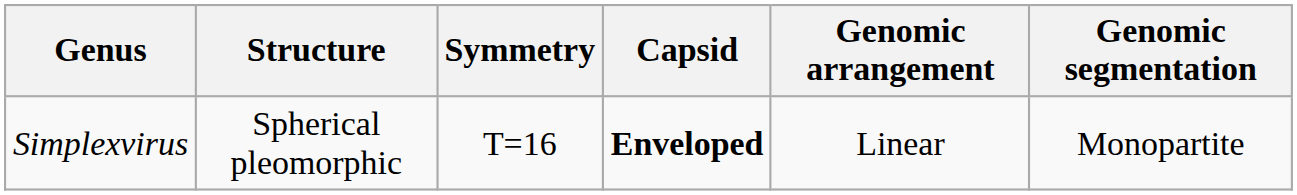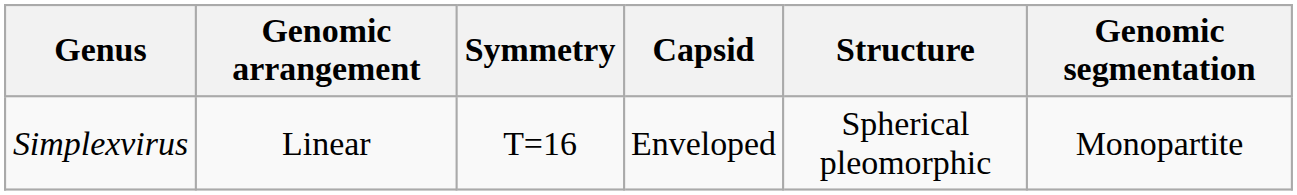columns swapped: (316, 50) <-> (900, 50)
(687, 142) bold -> (704, 142) normal
